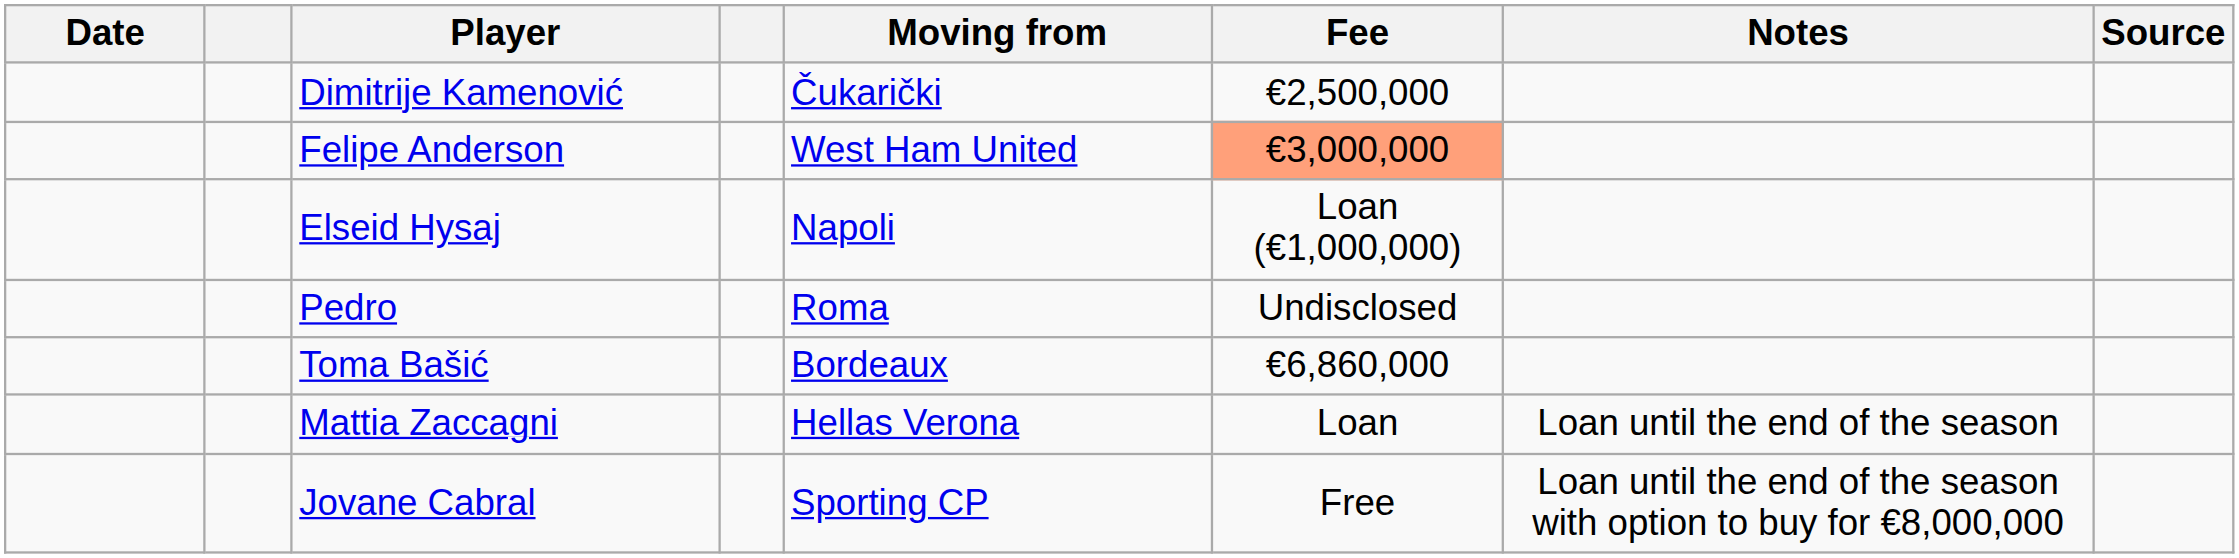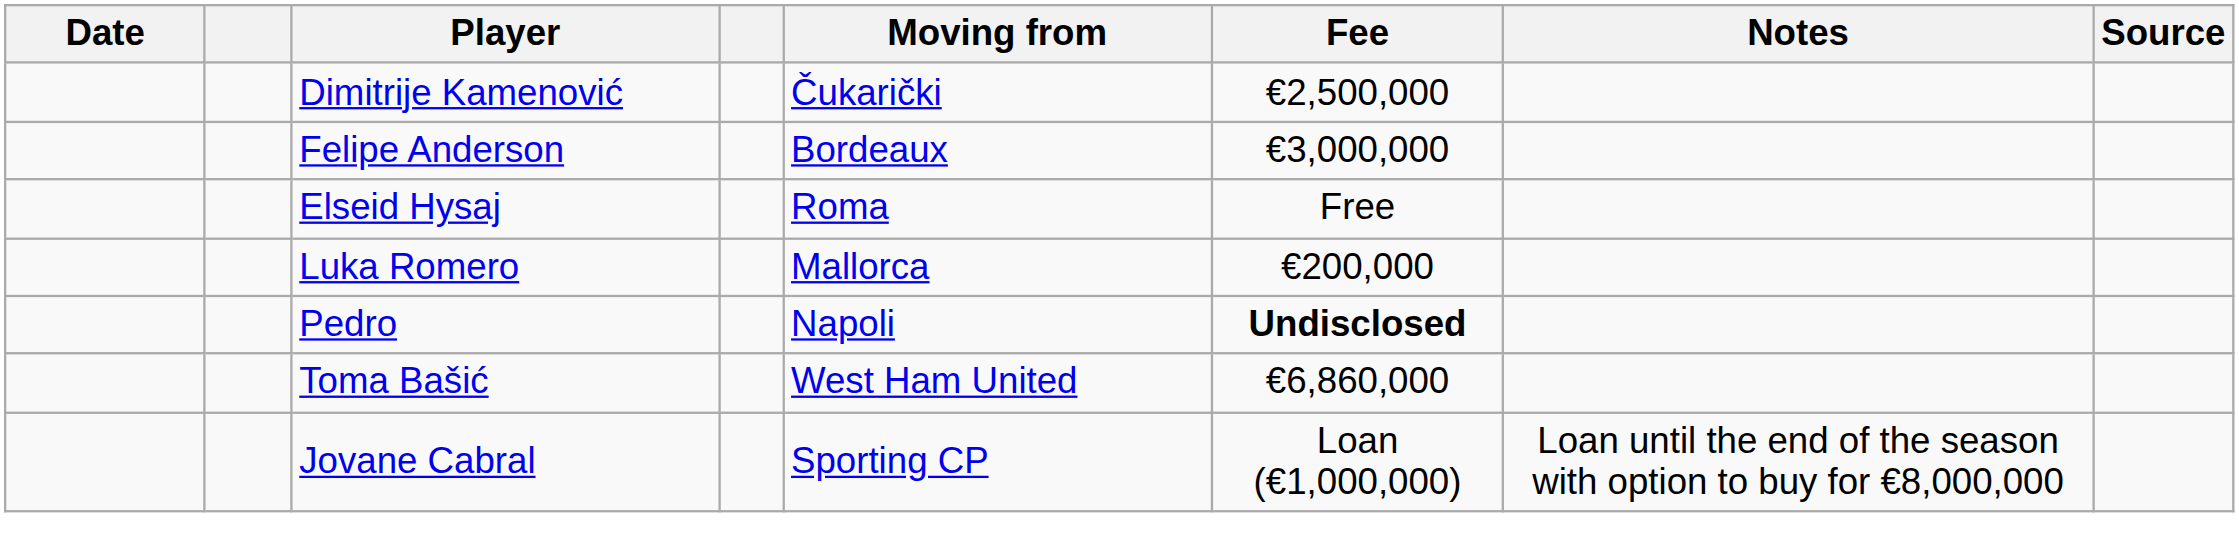(934, 149) West Ham United -> (869, 149) Bordeaux
(1358, 149) lightsalmon background -> (1358, 149) no background
(843, 228) Napoli -> (840, 207) Roma
(1358, 228) Loan (€1,000,000) -> (1358, 207) Free
+ row: (409, 265)
(840, 307) Roma -> (843, 324) Napoli
(1358, 307) normal -> (1358, 324) bold
(869, 365) Bordeaux -> (934, 382) West Ham United
- row: (429, 423)
(1358, 502) Free -> (1358, 460) Loan (€1,000,000)
